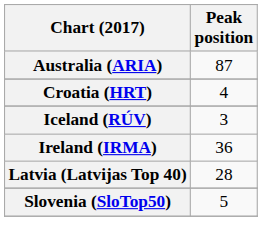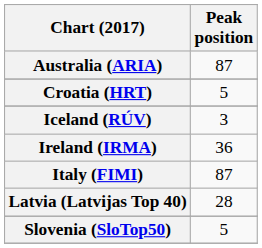(224, 92) 4 -> (224, 92) 5
+ row: (98, 174)
